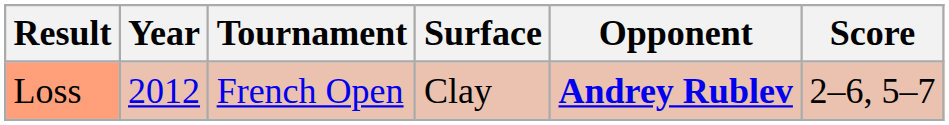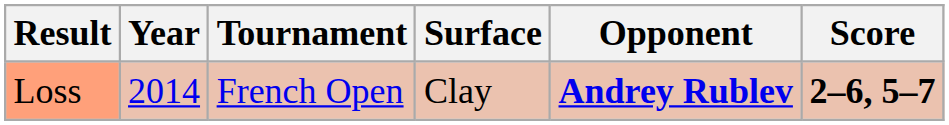(164, 90) 2012 -> (164, 90) 2014
(872, 90) normal -> (872, 90) bold
